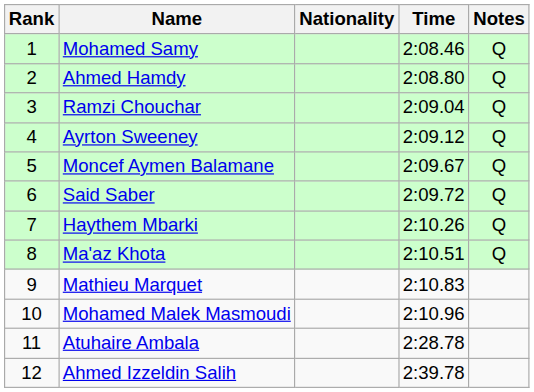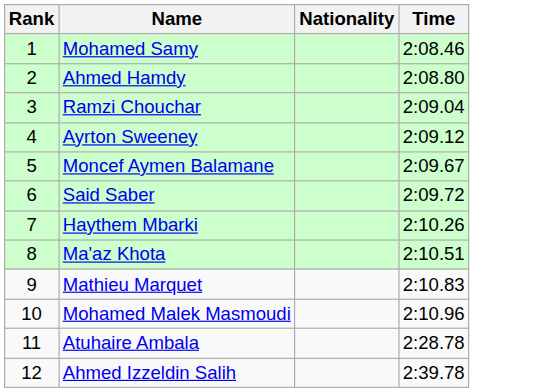- column: (499, 19)
